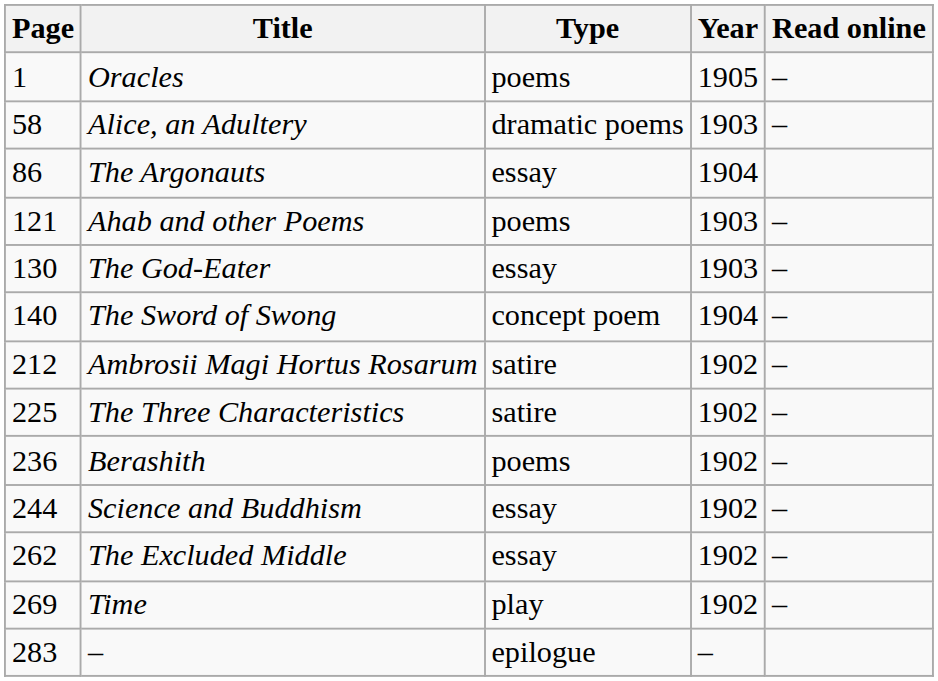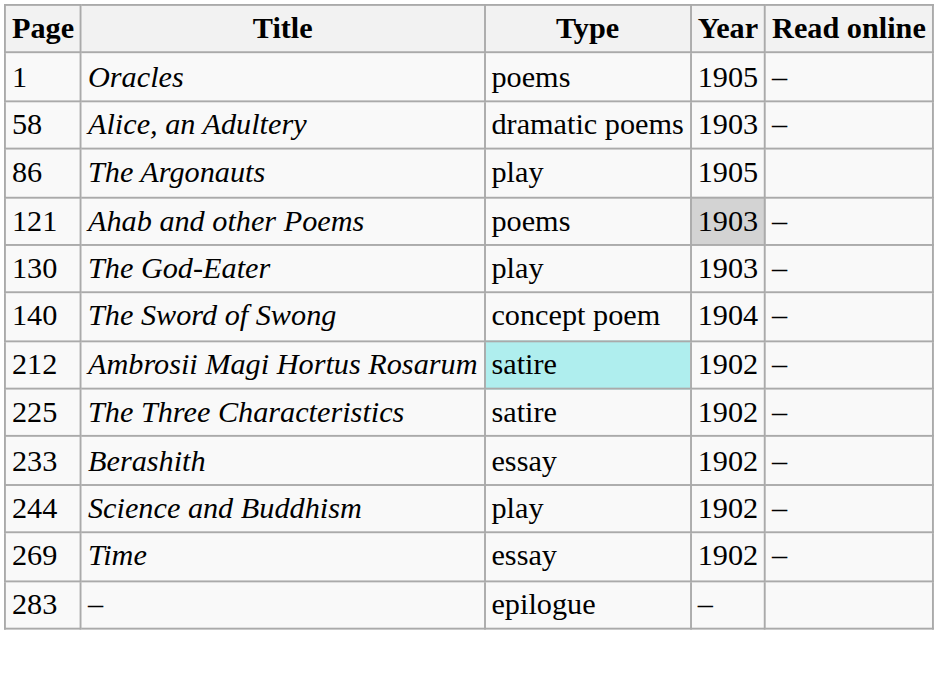(524, 172) essay -> (517, 172) play
(728, 172) 1904 -> (728, 172) 1905
(728, 220) no background -> (728, 220) lightgrey background
(524, 268) essay -> (517, 268) play
(524, 364) no background -> (524, 364) paleturquoise background
(35, 460) 236 -> (35, 460) 233
(531, 460) poems -> (524, 460) essay
(524, 508) essay -> (517, 508) play
- row: (217, 556)
(517, 603) play -> (524, 556) essay
